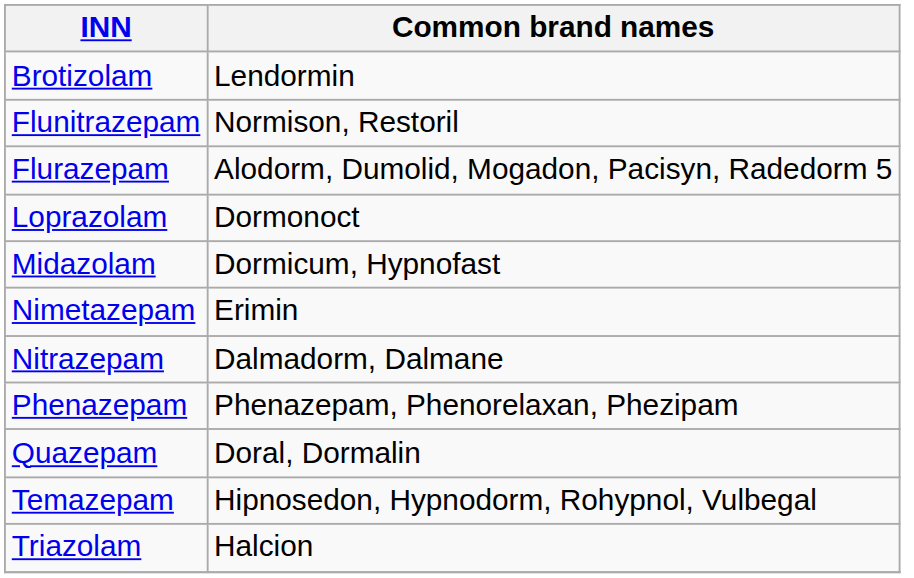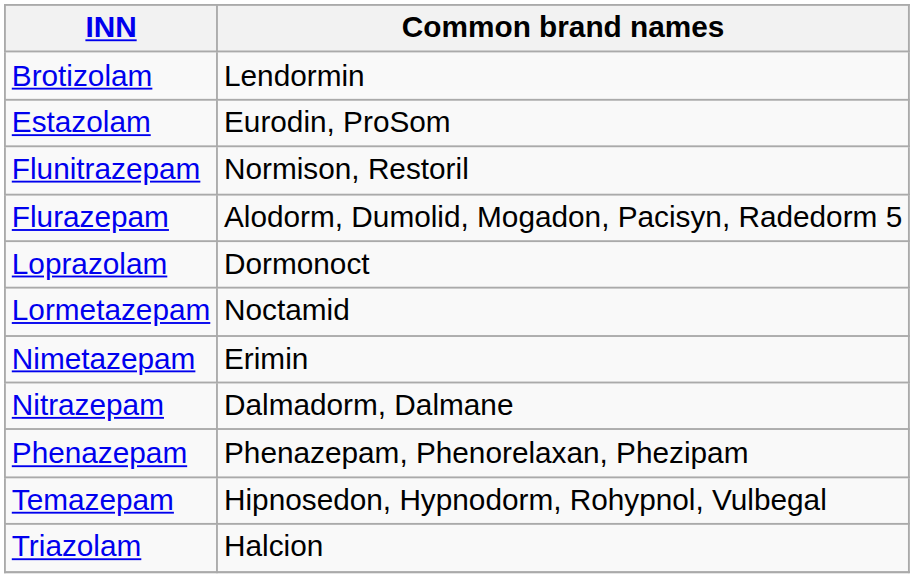+ row: (81, 122)
+ row: (111, 311)
- row: (84, 264)
- row: (85, 452)
